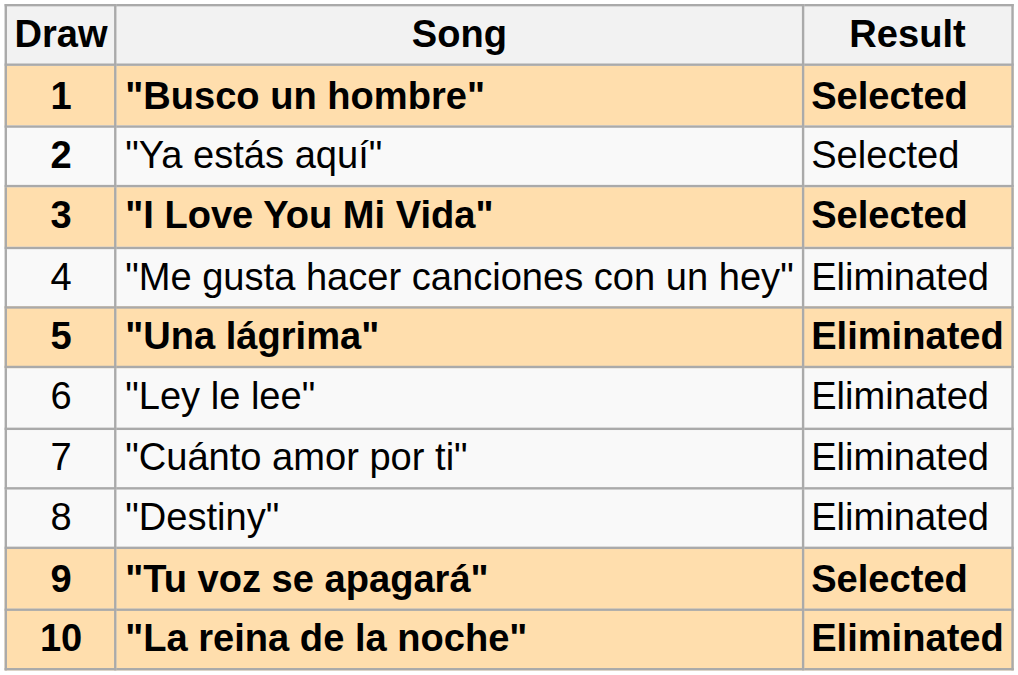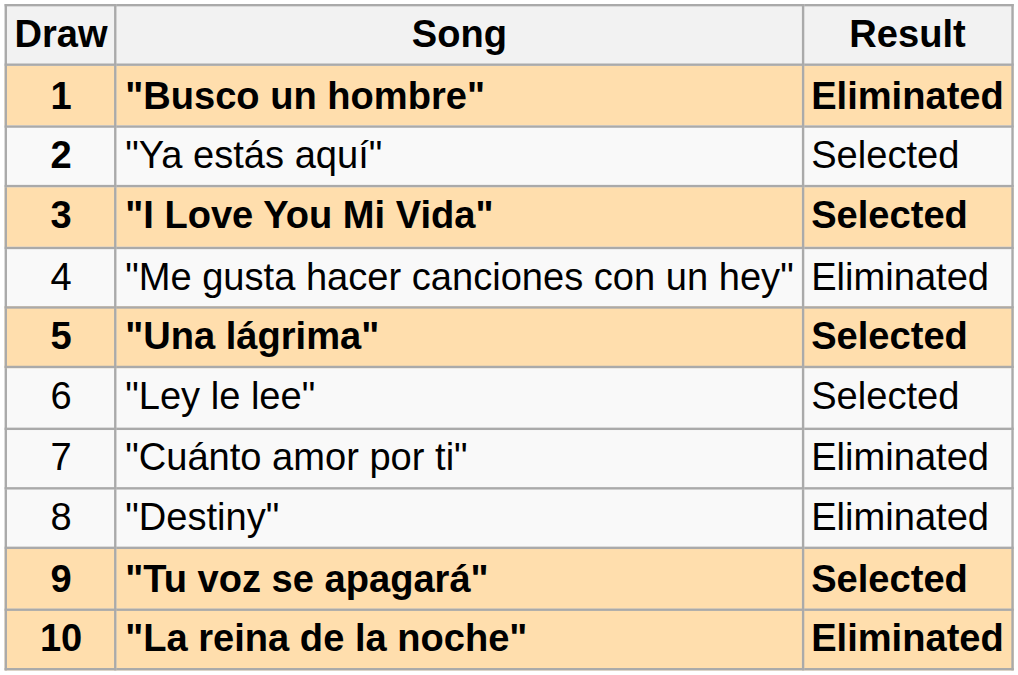(890, 95) Selected -> (907, 95) Eliminated
(907, 336) Eliminated -> (890, 336) Selected
(900, 397) Eliminated -> (885, 397) Selected
